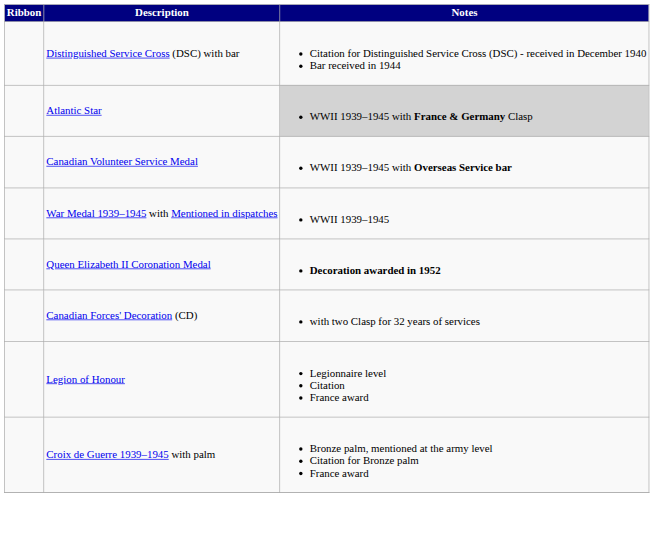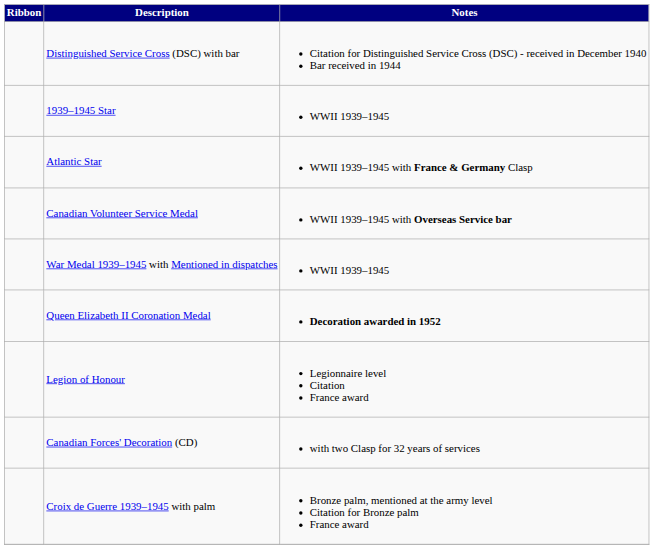+ row: (81, 110)
(464, 117) lightgrey background -> (464, 168) no background
rows swapped: (122, 315) <-> (86, 379)
